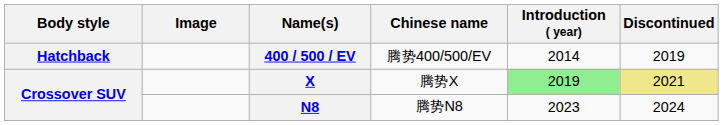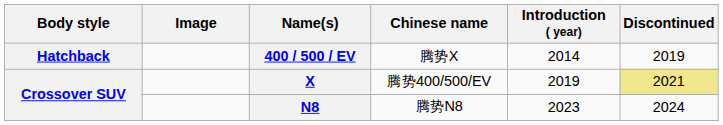(439, 55) 腾势400/500/EV -> (439, 55) 腾势X
(439, 81) 腾势X -> (439, 81) 腾势400/500/EV
(564, 81) lightgreen background -> (564, 81) no background
